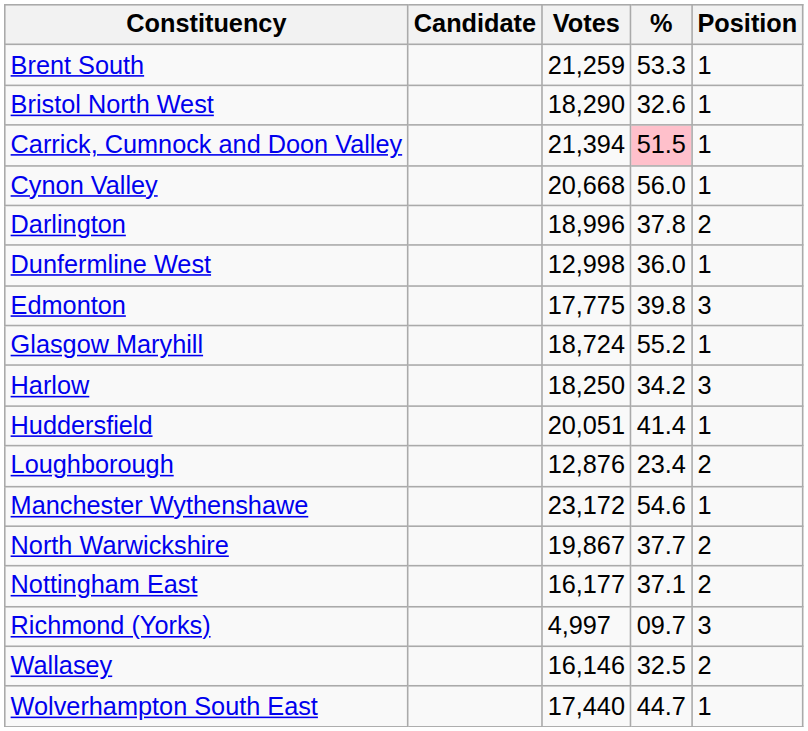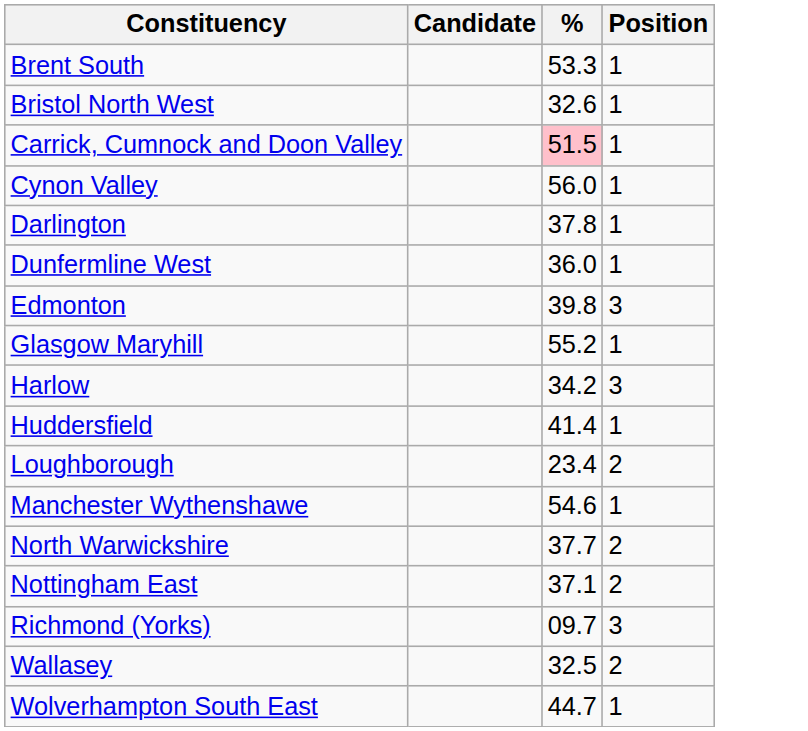- column: (586, 24)
(705, 225) 2 -> (616, 225) 1
